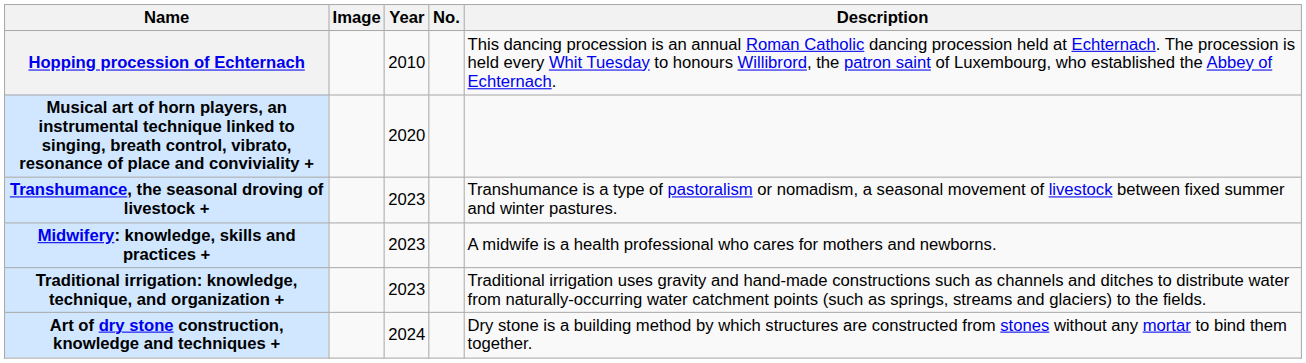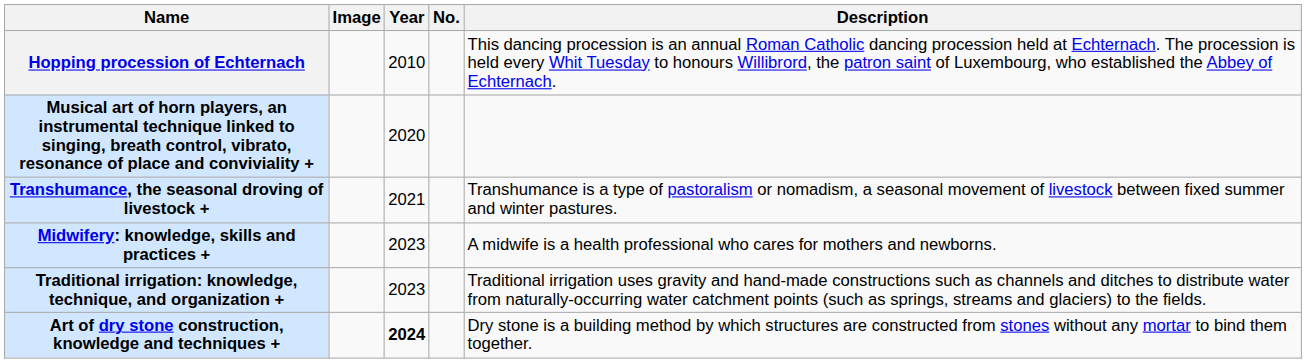(407, 199) 2023 -> (407, 199) 2021
(407, 335) normal -> (407, 335) bold
